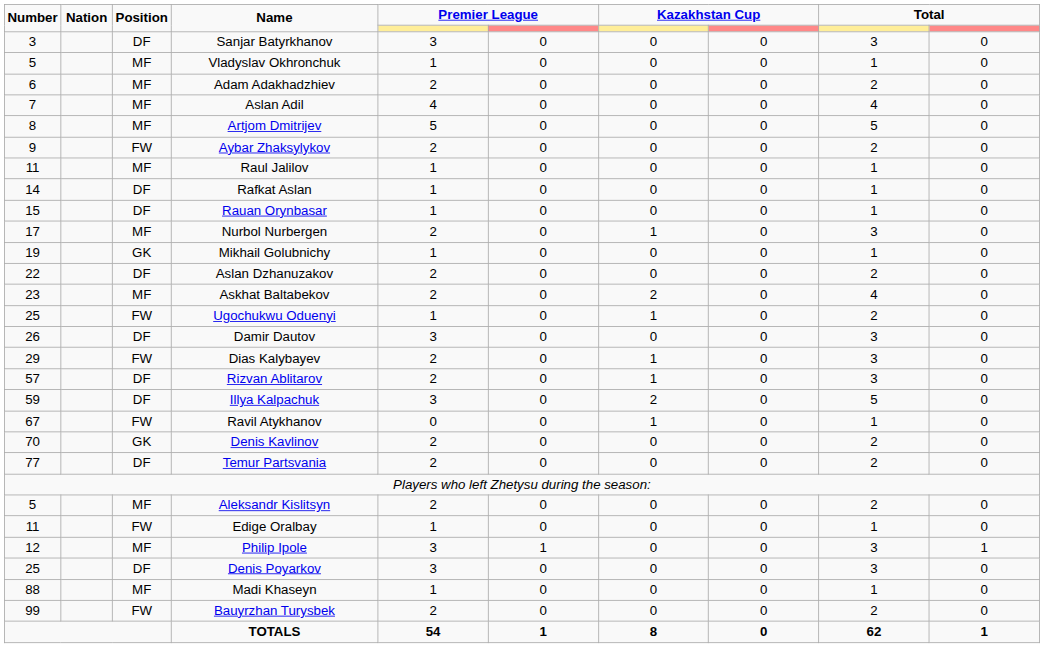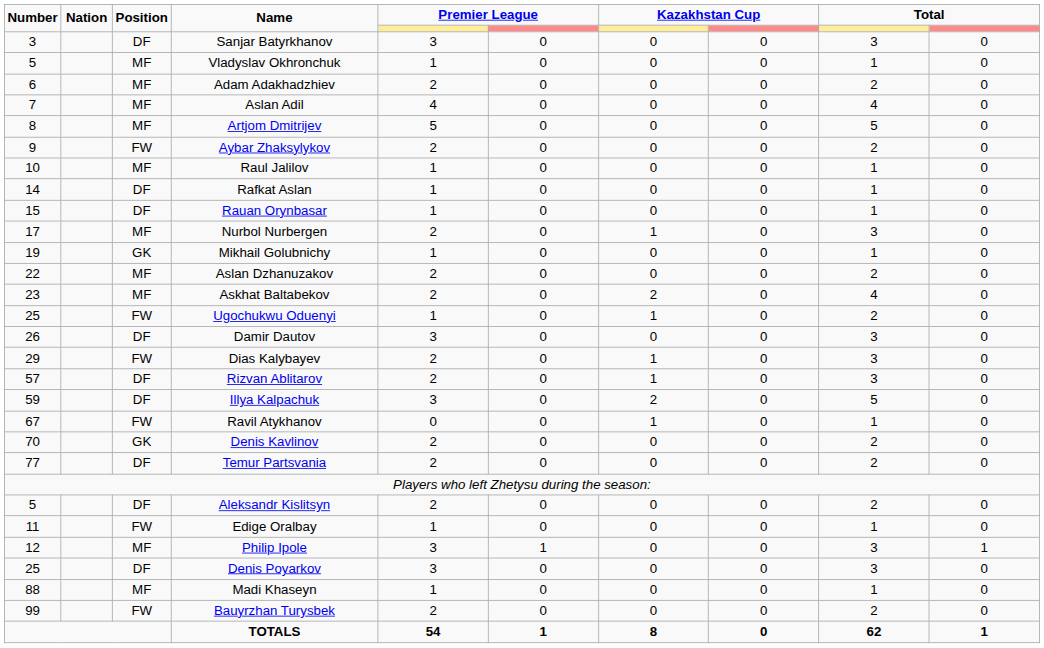(33, 168) 11 -> (33, 168) 10
(142, 273) DF -> (142, 273) MF
(142, 505) MF -> (142, 505) DF
